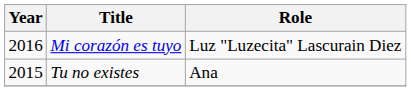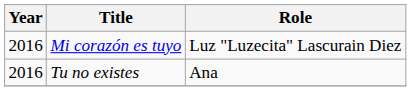(26, 72) 2015 -> (26, 72) 2016
